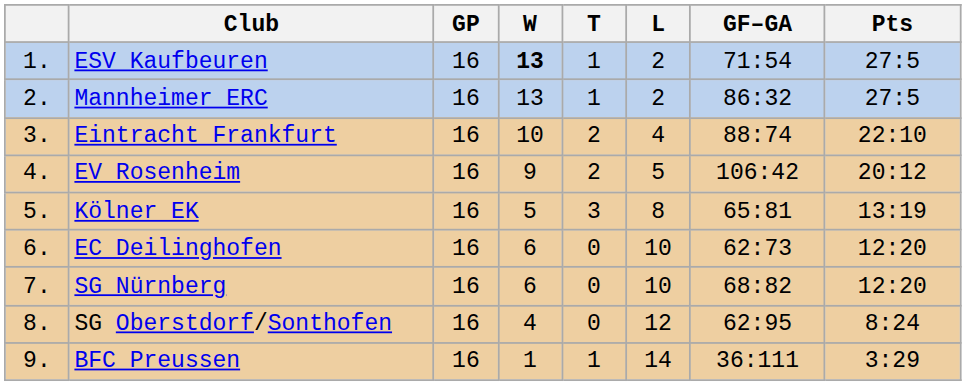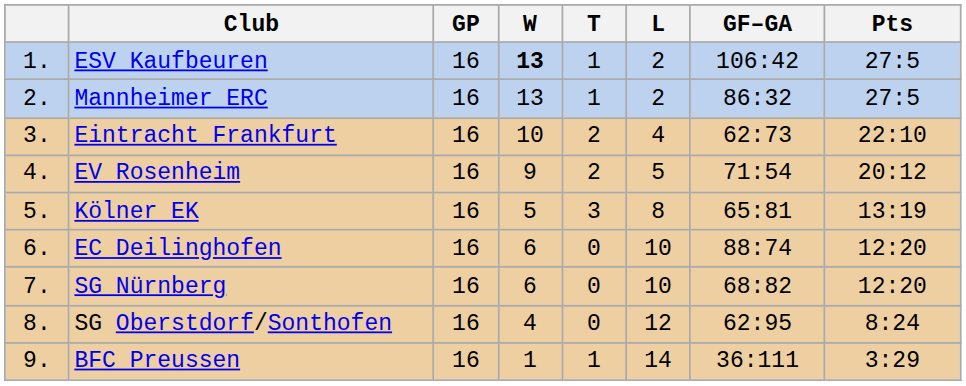(758, 61) 71:54 -> (758, 61) 106:42
(758, 136) 88:74 -> (758, 136) 62:73
(758, 174) 106:42 -> (758, 174) 71:54
(758, 249) 62:73 -> (758, 249) 88:74
